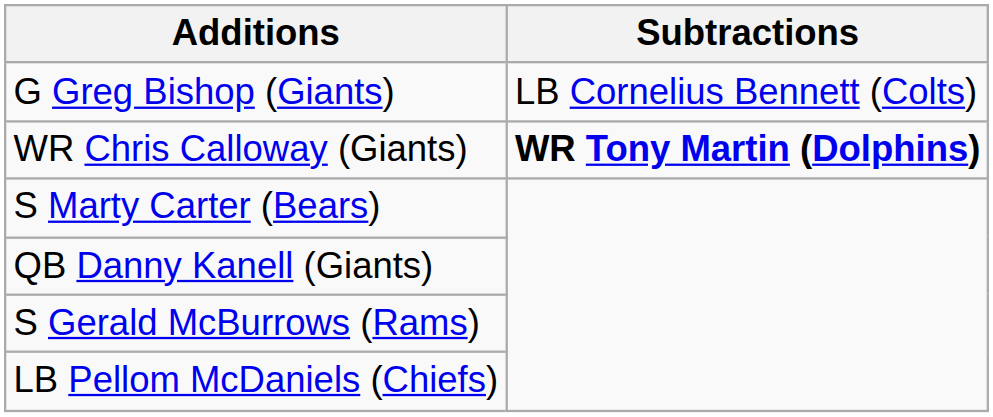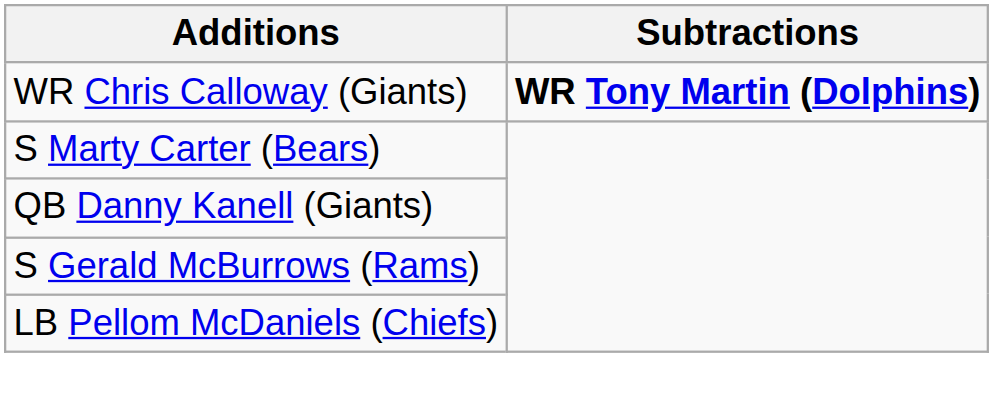- row: (204, 91)
